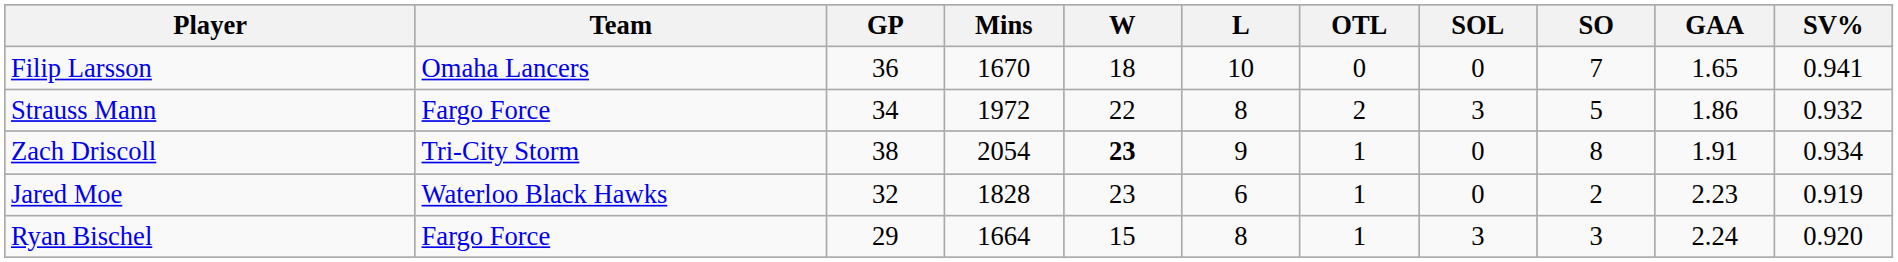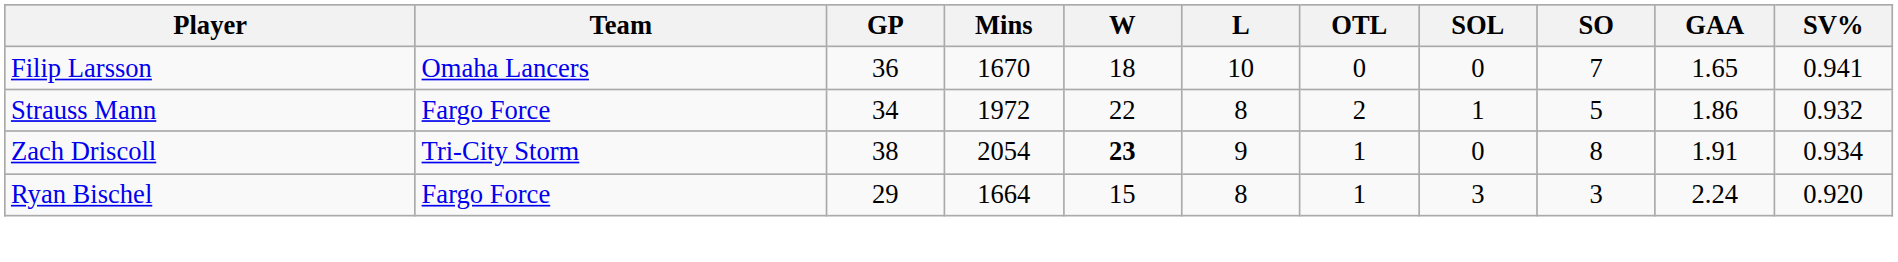(1478, 109) 3 -> (1478, 109) 1
- row: (67, 194)
